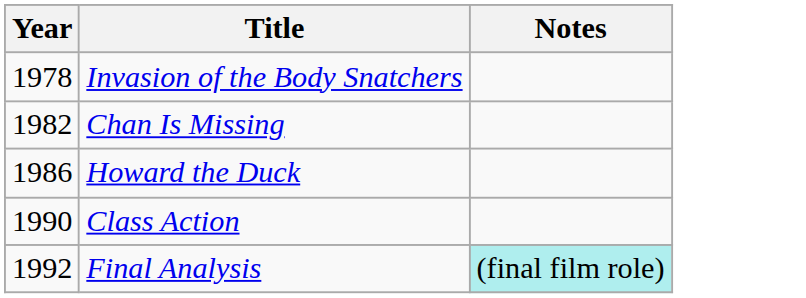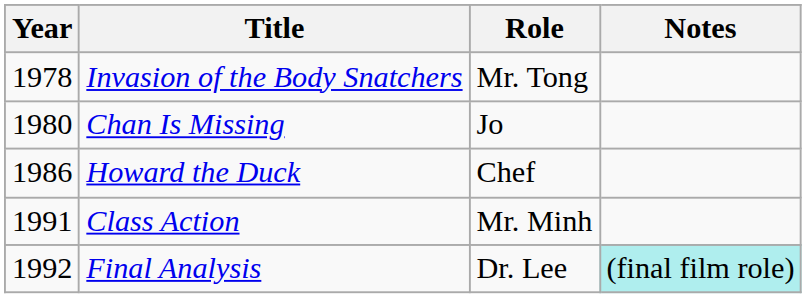+ column: (534, 28)
(42, 124) 1982 -> (42, 124) 1980
(42, 220) 1990 -> (42, 220) 1991
